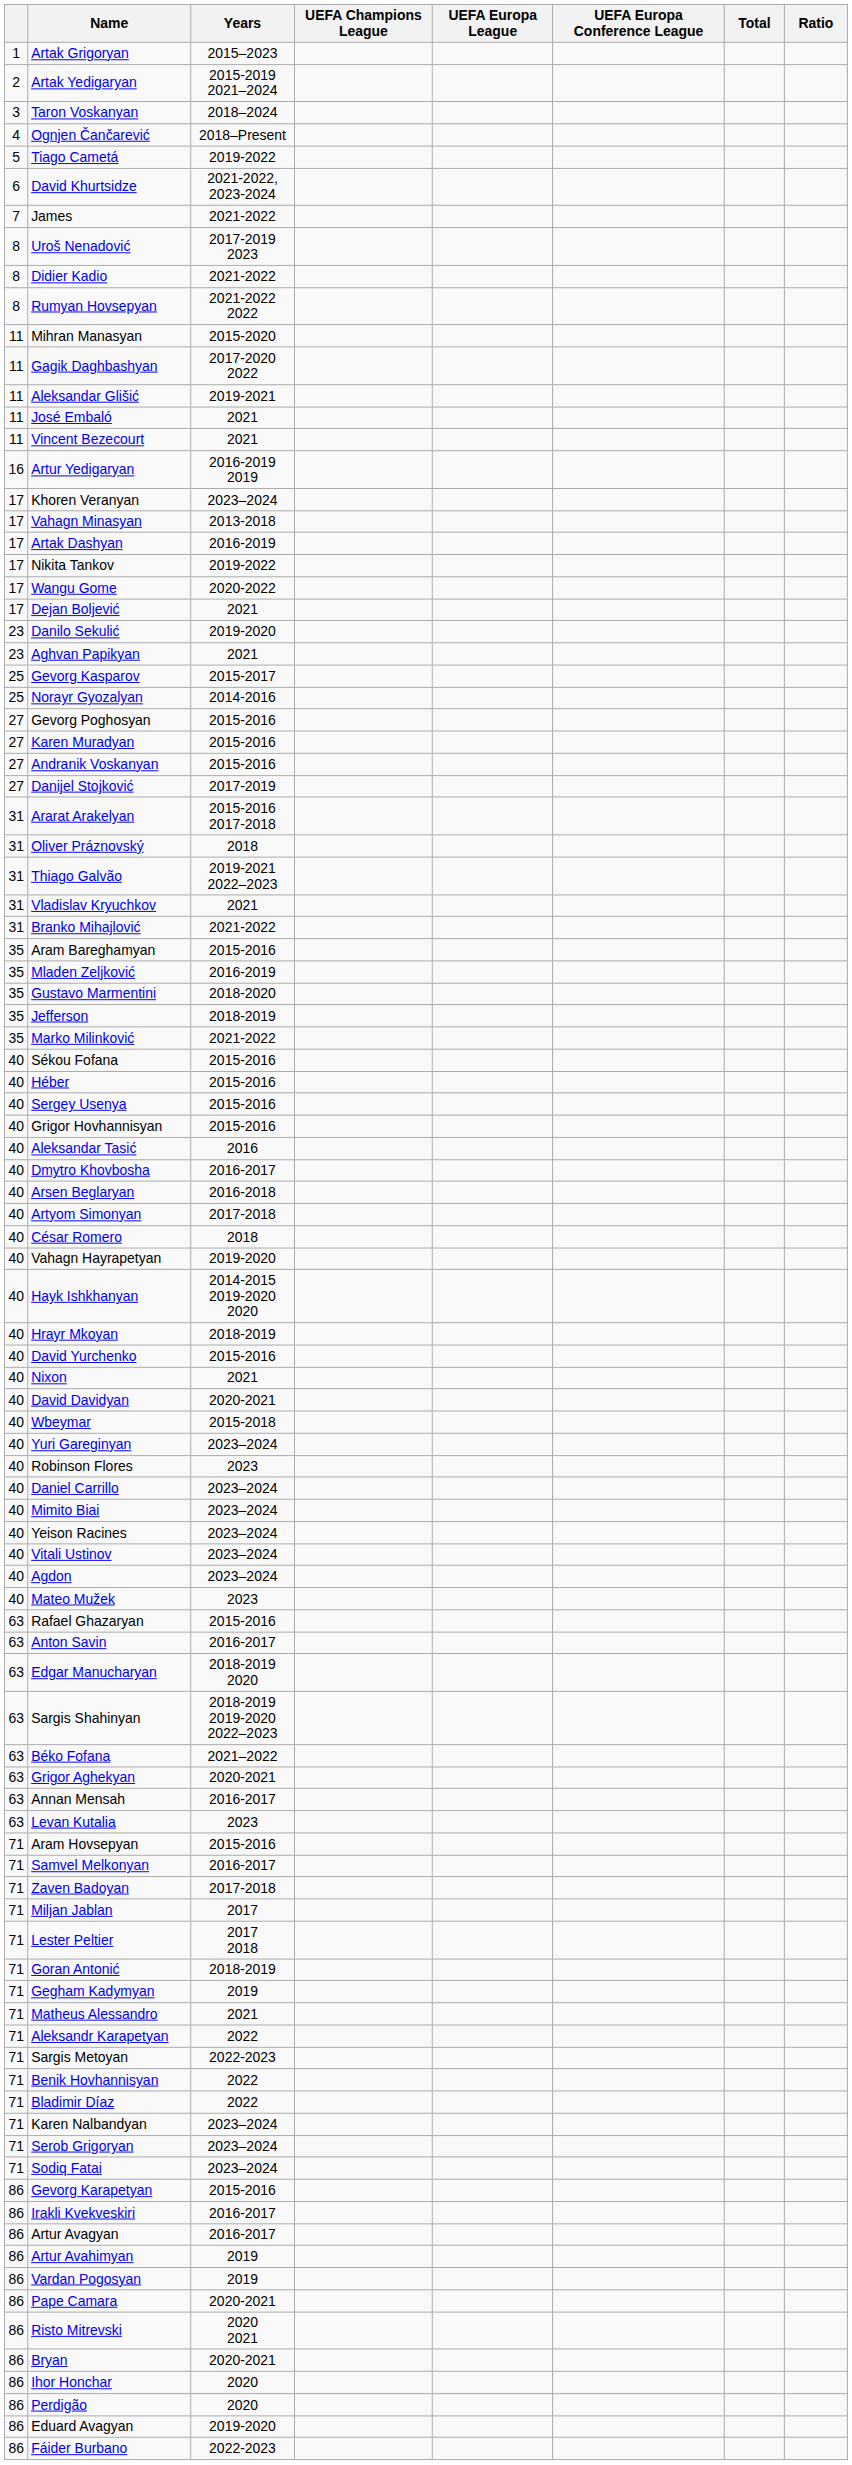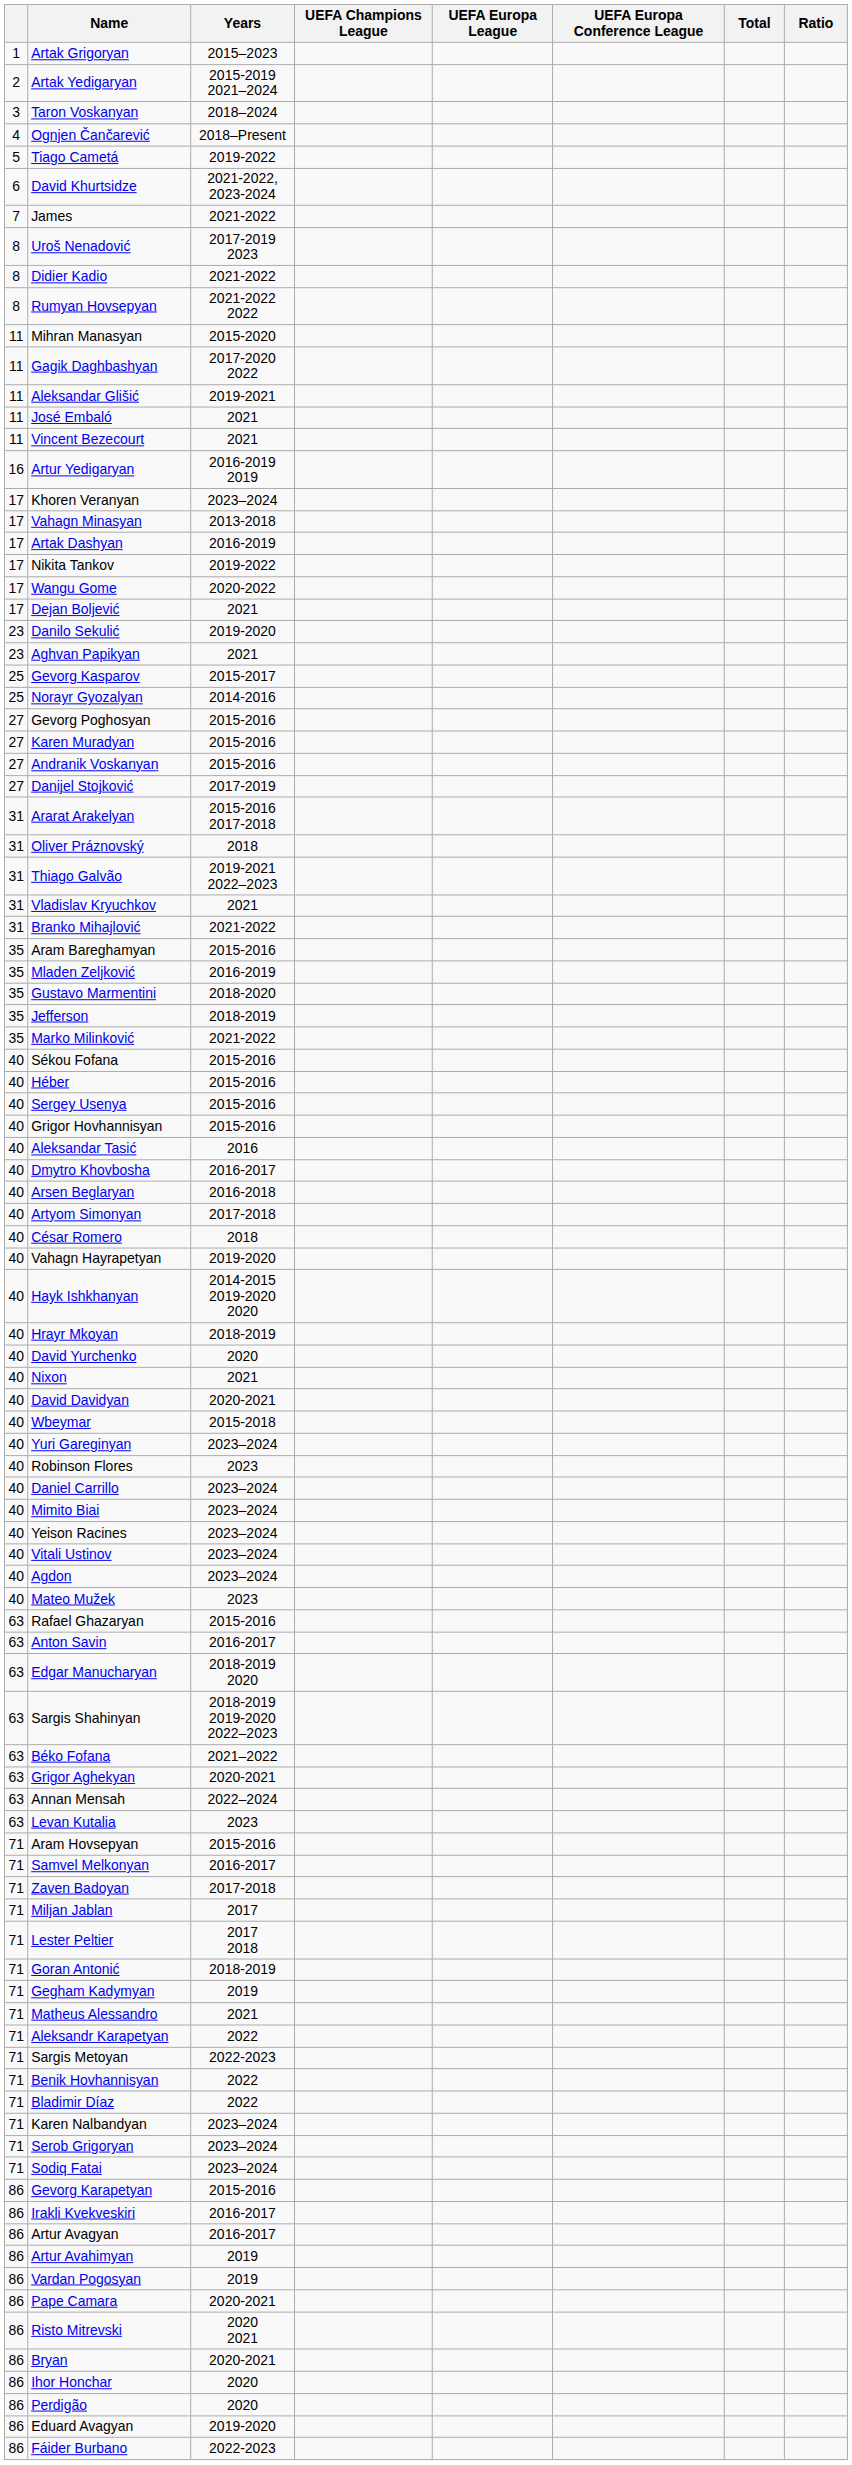(242, 1356) 2015-2016 -> (242, 1356) 2020
(242, 1800) 2016-2017 -> (242, 1800) 2022–2024
